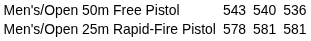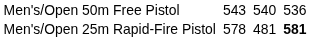(265, 29) 581 -> (265, 29) 481
(295, 29) normal -> (295, 29) bold
